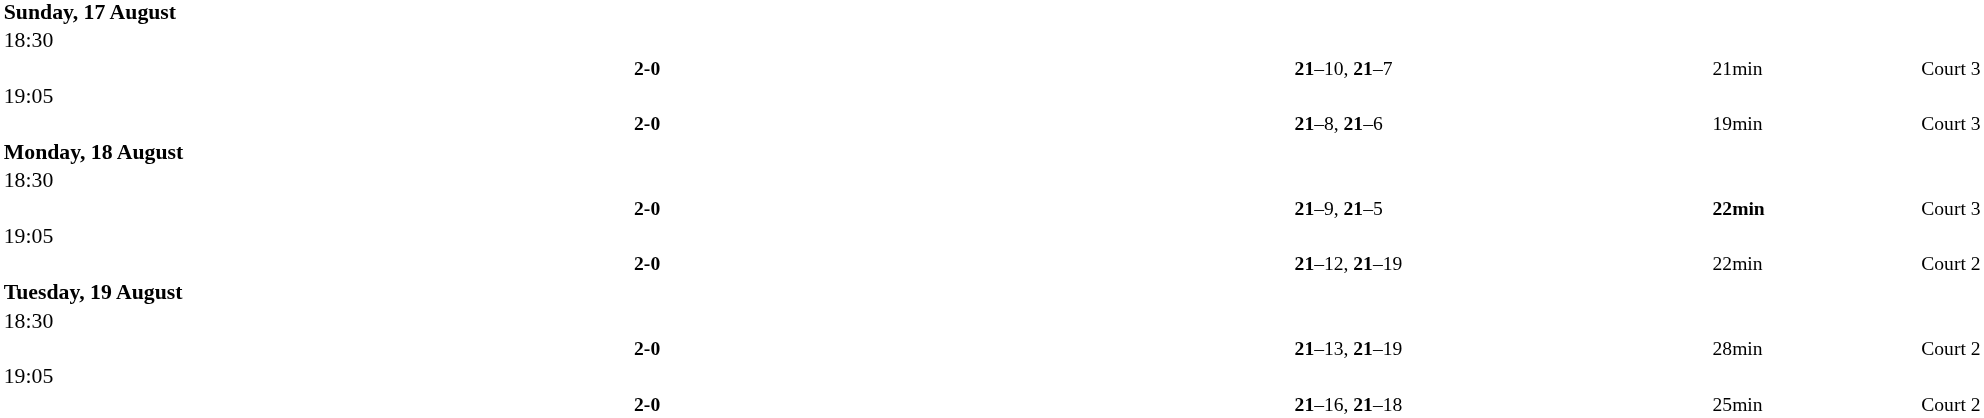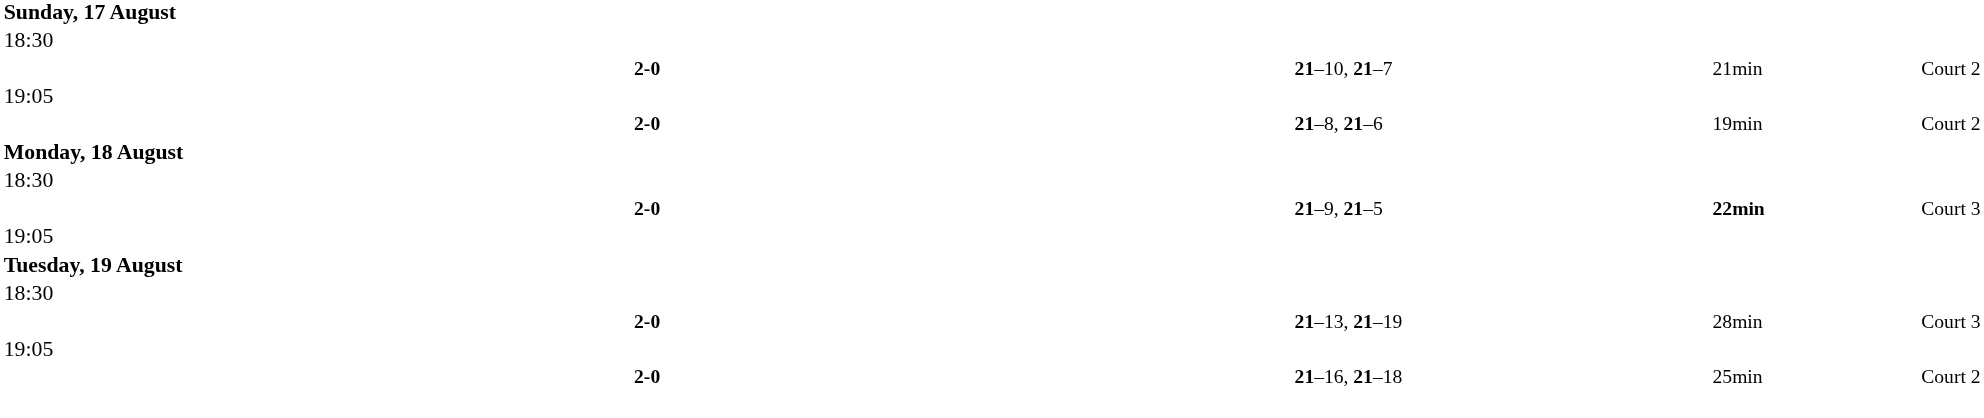(1951, 68) Court 3 -> (1951, 68) Court 2
(1951, 124) Court 3 -> (1951, 124) Court 2
- row: (270, 264)
(1951, 348) Court 2 -> (1951, 321) Court 3
